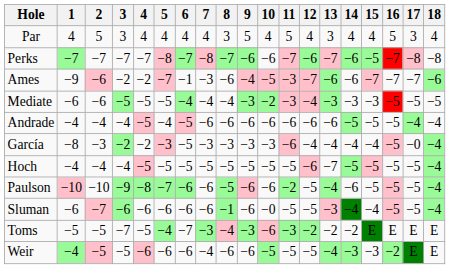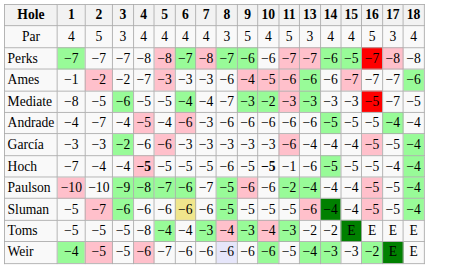- column: (310, 15)
(144, 58) −7 -> (144, 58) −8
(71, 79) −9 -> (71, 79) −1
(99, 79) −6 -> (99, 79) −2
(144, 79) −2 -> (144, 79) −7
(164, 79) −7 -> (165, 79) −3
(185, 79) −1 -> (185, 79) −3
(289, 79) −3 -> (289, 79) −6
(71, 101) −6 -> (71, 101) −8
(99, 101) −6 -> (99, 101) −5
(123, 101) −5 -> (123, 101) −6
(227, 101) −4 -> (227, 101) −7
(413, 101) −5 -> (393, 101) −7
(99, 123) −4 -> (99, 123) −7
(185, 123) −5 -> (185, 123) −6
(206, 123) −6 -> (206, 123) −3
(71, 144) −8 -> (71, 144) −3
(144, 144) −2 -> (144, 144) −6
(164, 144) −3 -> (165, 144) −6
(185, 144) −5 -> (185, 144) −3
(413, 144) −0 -> (393, 144) −5
(71, 166) −4 -> (71, 166) −7
(144, 166) normal -> (144, 166) bold
(227, 166) −5 -> (227, 166) −6
(268, 166) normal -> (268, 166) bold
(289, 166) −5 -> (289, 166) −1
(330, 166) −7 -> (310, 166) −6
(372, 166) pink background -> (351, 166) no background
(413, 166) −5 -> (393, 166) −4
(206, 187) −6 -> (206, 187) −7
(351, 187) −6 -> (331, 187) −4
(372, 187) −5 -> (351, 187) −4
(71, 209) −6 -> (71, 209) −5
(185, 209) no background -> (185, 209) khaki background
(227, 209) −1 -> (227, 209) −5
(247, 209) −6 -> (248, 209) −5
(268, 209) −0 -> (268, 209) −5
(330, 209) −3 -> (310, 209) −6
(123, 230) −7 -> (123, 230) −5
(144, 230) −5 -> (144, 230) −8
(185, 230) −7 -> (185, 230) −4
(268, 230) −6 -> (268, 230) −4
(164, 252) −6 -> (165, 252) −7
(206, 252) −4 -> (206, 252) −6
(227, 252) no background -> (227, 252) lavender background
(268, 252) −5 -> (268, 252) −6
